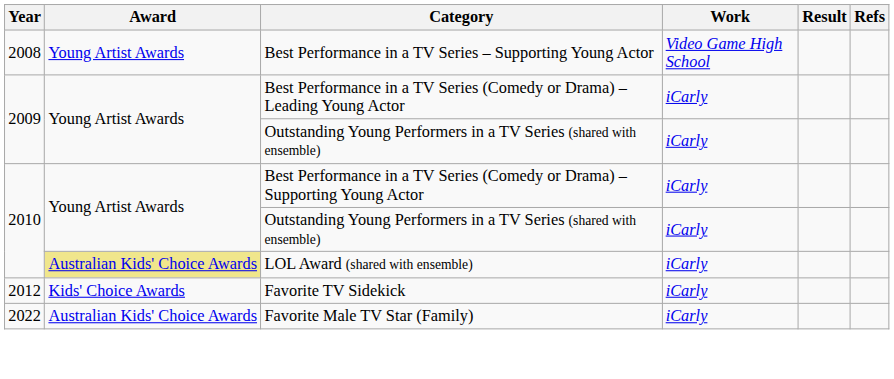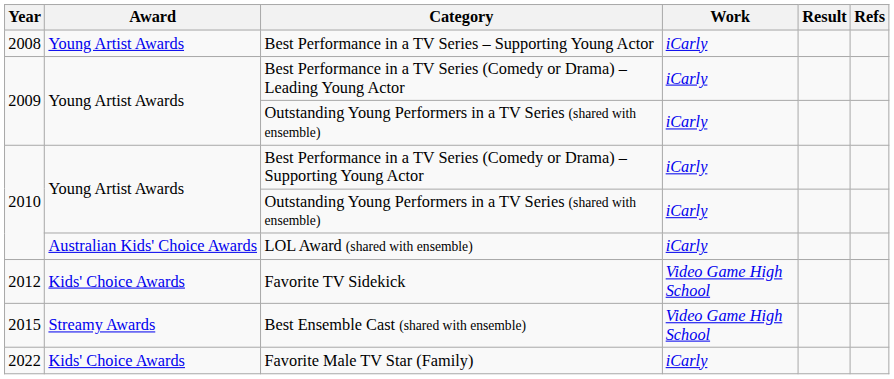(724, 52) Video Game High School -> (687, 43) iCarly
(153, 264) khaki background -> (153, 246) no background
(687, 290) iCarly -> (724, 281) Video Game High School
+ row: (25, 325)
(153, 316) Australian Kids' Choice Awards -> (117, 360) Kids' Choice Awards
